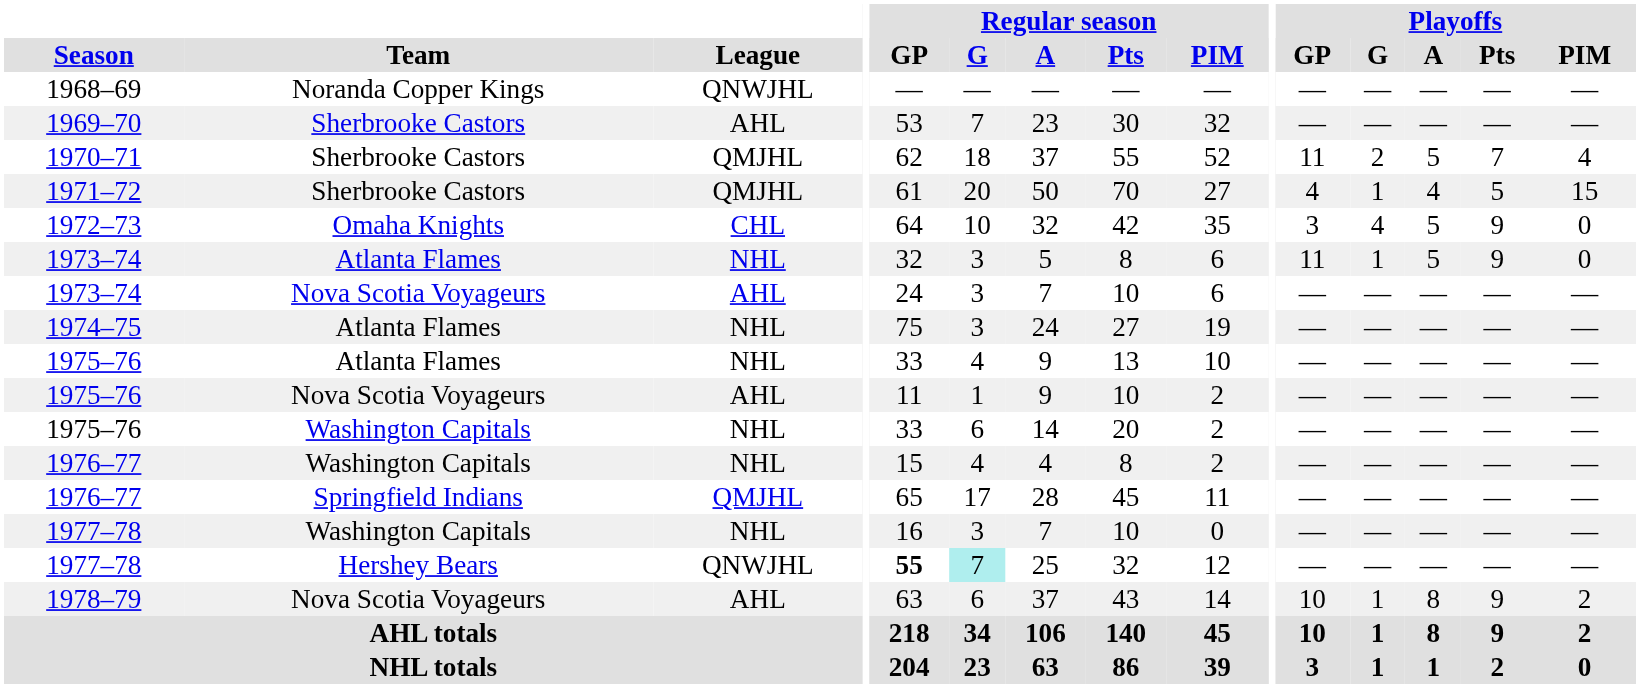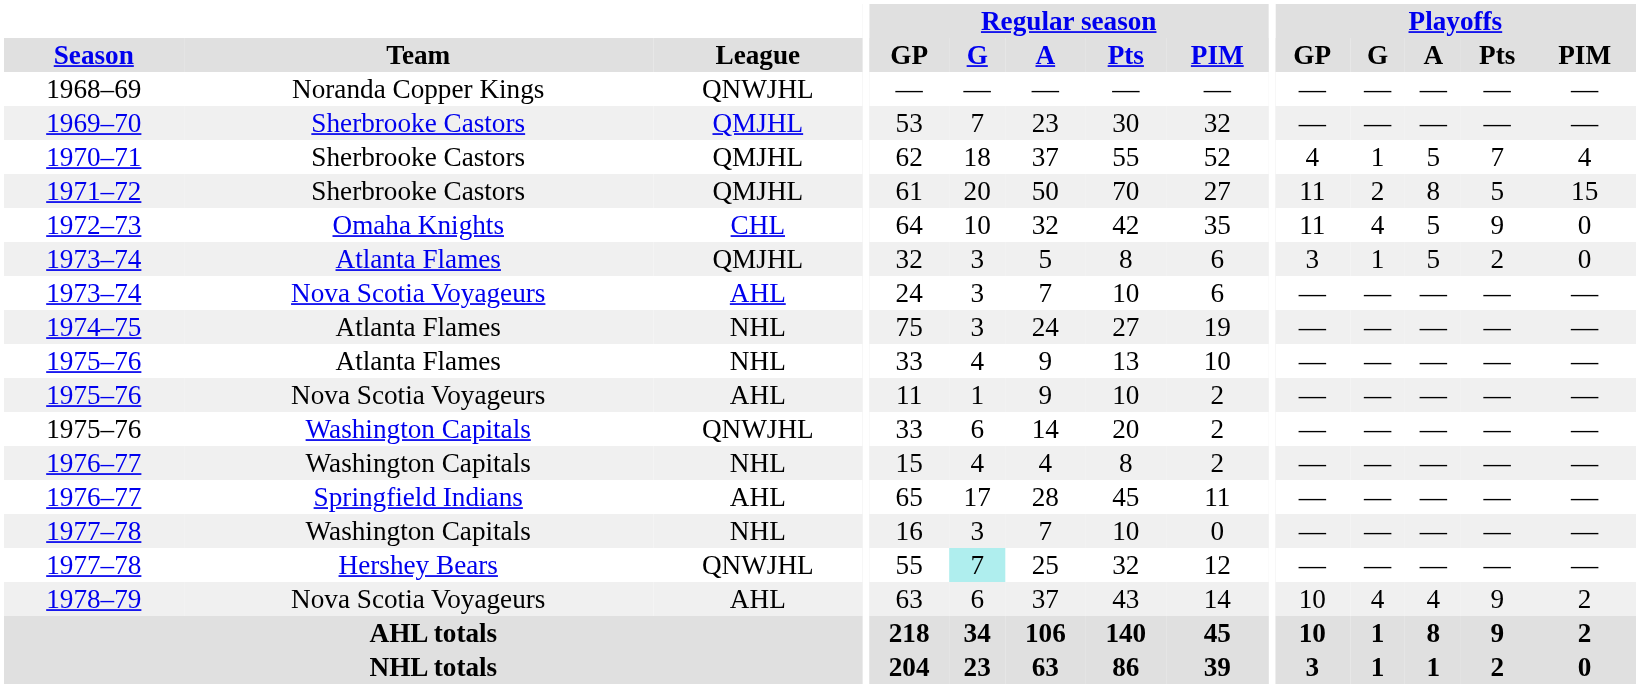(758, 122) AHL -> (758, 122) QMJHL
(1312, 156) 11 -> (1312, 156) 4
(1378, 156) 2 -> (1378, 156) 1
(1312, 190) 4 -> (1312, 190) 11
(1378, 190) 1 -> (1378, 190) 2
(1433, 190) 4 -> (1433, 190) 8
(1312, 224) 3 -> (1312, 224) 11
(758, 258) NHL -> (758, 258) QMJHL
(1312, 258) 11 -> (1312, 258) 3
(1497, 258) 9 -> (1497, 258) 2
(758, 428) NHL -> (758, 428) QNWJHL
(758, 496) QMJHL -> (758, 496) AHL
(909, 564) bold -> (909, 564) normal
(1378, 598) 1 -> (1378, 598) 4
(1433, 598) 8 -> (1433, 598) 4
